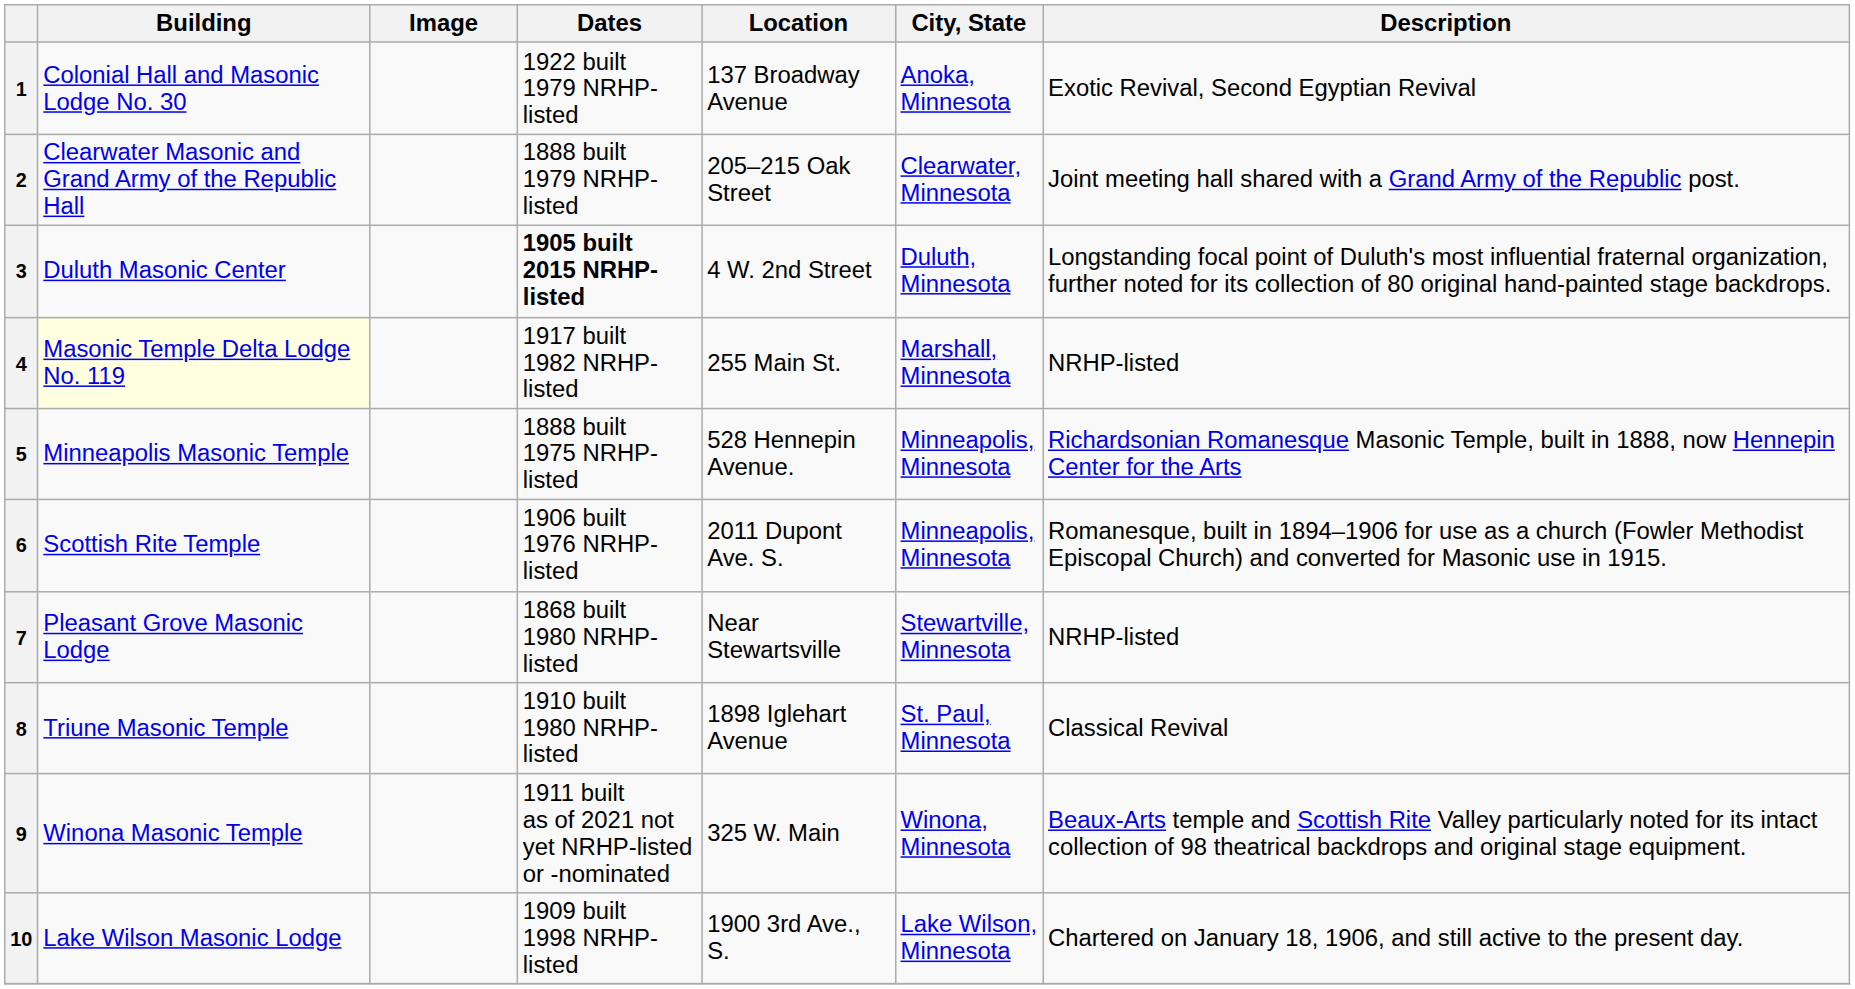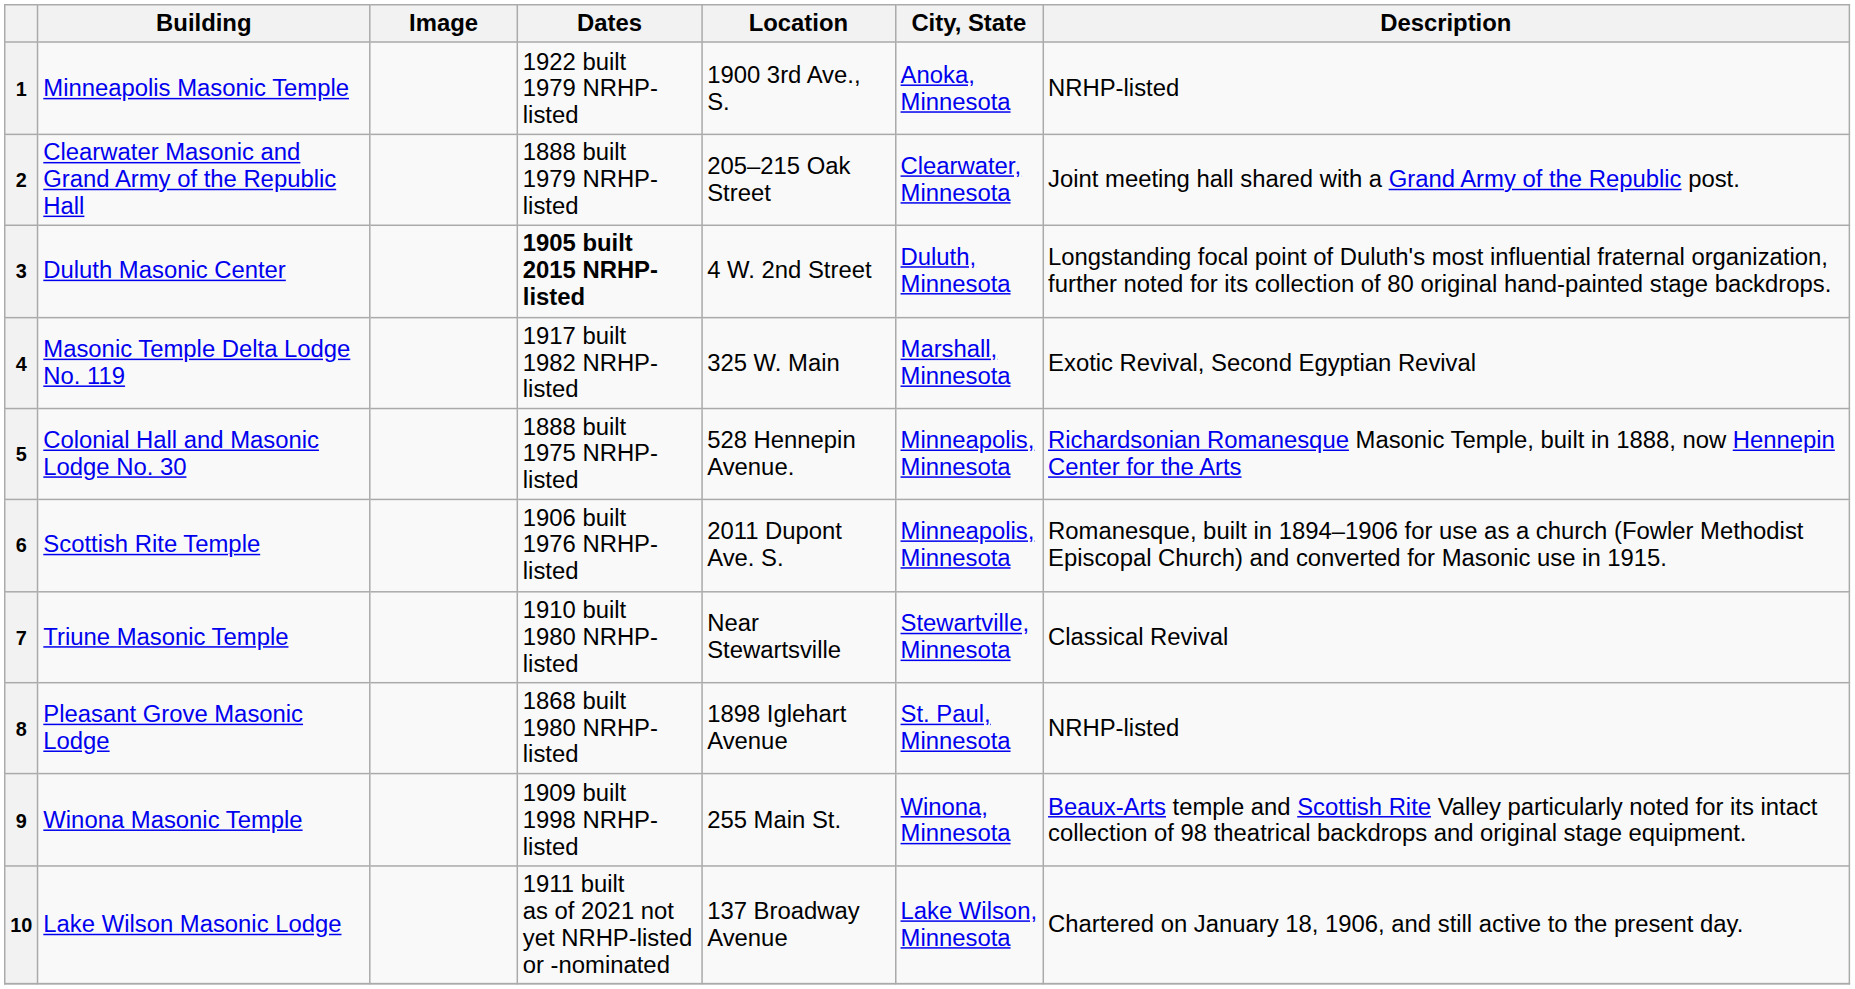(181, 88) Colonial Hall and Masonic Lodge No. 30 -> (196, 88) Minneapolis Masonic Temple
(783, 88) 137 Broadway Avenue -> (784, 88) 1900 3rd Ave., S.
(1262, 88) Exotic Revival, Second Egyptian Revival -> (1114, 88) NRHP-listed
(197, 362) lightyellow background -> (197, 362) no background
(774, 362) 255 Main St. -> (773, 362) 325 W. Main
(1114, 362) NRHP-listed -> (1262, 362) Exotic Revival, Second Egyptian Revival
(196, 453) Minneapolis Masonic Temple -> (181, 453) Colonial Hall and Masonic Lodge No. 30
(173, 636) Pleasant Grove Masonic Lodge -> (166, 636) Triune Masonic Temple
(590, 636) 1868 built 1980 NRHP-listed -> (590, 636) 1910 built 1980 NRHP-listed
(1114, 636) NRHP-listed -> (1138, 636) Classical Revival
(166, 728) Triune Masonic Temple -> (173, 728) Pleasant Grove Masonic Lodge
(590, 728) 1910 built 1980 NRHP-listed -> (590, 728) 1868 built 1980 NRHP-listed
(1138, 728) Classical Revival -> (1114, 728) NRHP-listed
(608, 833) 1911 built as of 2021 not yet NRHP-listed or -nominated -> (590, 819) 1909 built 1998 NRHP-listed
(773, 833) 325 W. Main -> (774, 819) 255 Main St.
(590, 937) 1909 built 1998 NRHP-listed -> (608, 924) 1911 built as of 2021 not yet NRHP-listed or -nominated
(784, 937) 1900 3rd Ave., S. -> (783, 924) 137 Broadway Avenue
